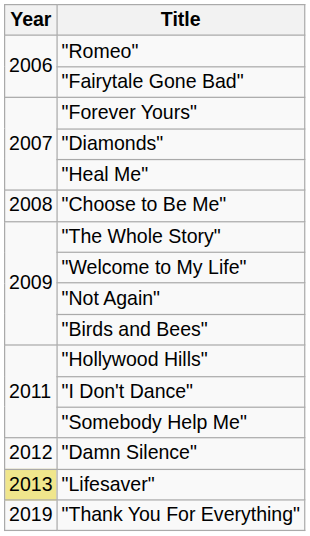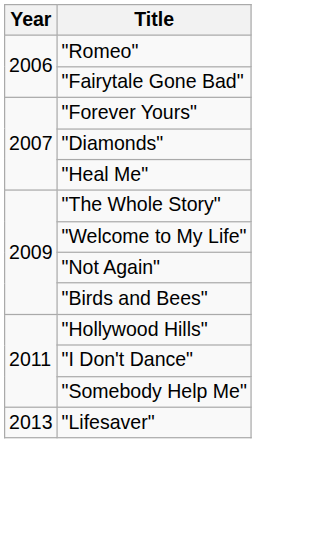- row: (144, 205)
- row: (129, 453)
(31, 484) khaki background -> (31, 422) no background
- row: (181, 515)
